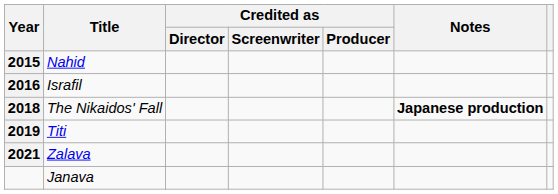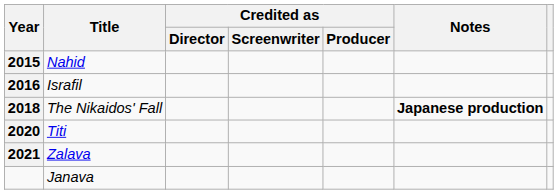(24, 131) 2019 -> (24, 131) 2020
